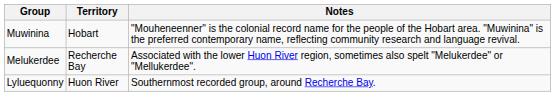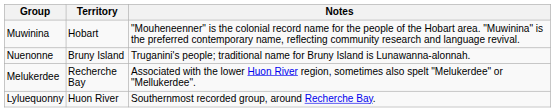+ row: (30, 55)
